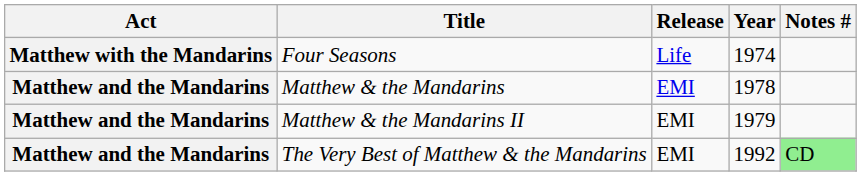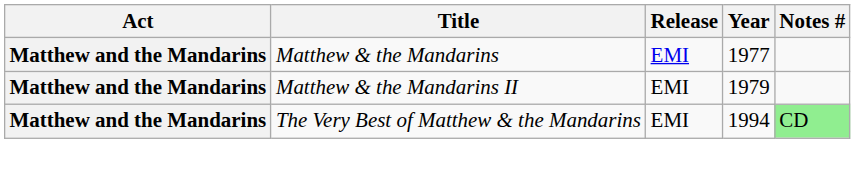- row: (339, 54)
(755, 87) 1978 -> (749, 54) 1977
(755, 154) 1992 -> (749, 120) 1994
